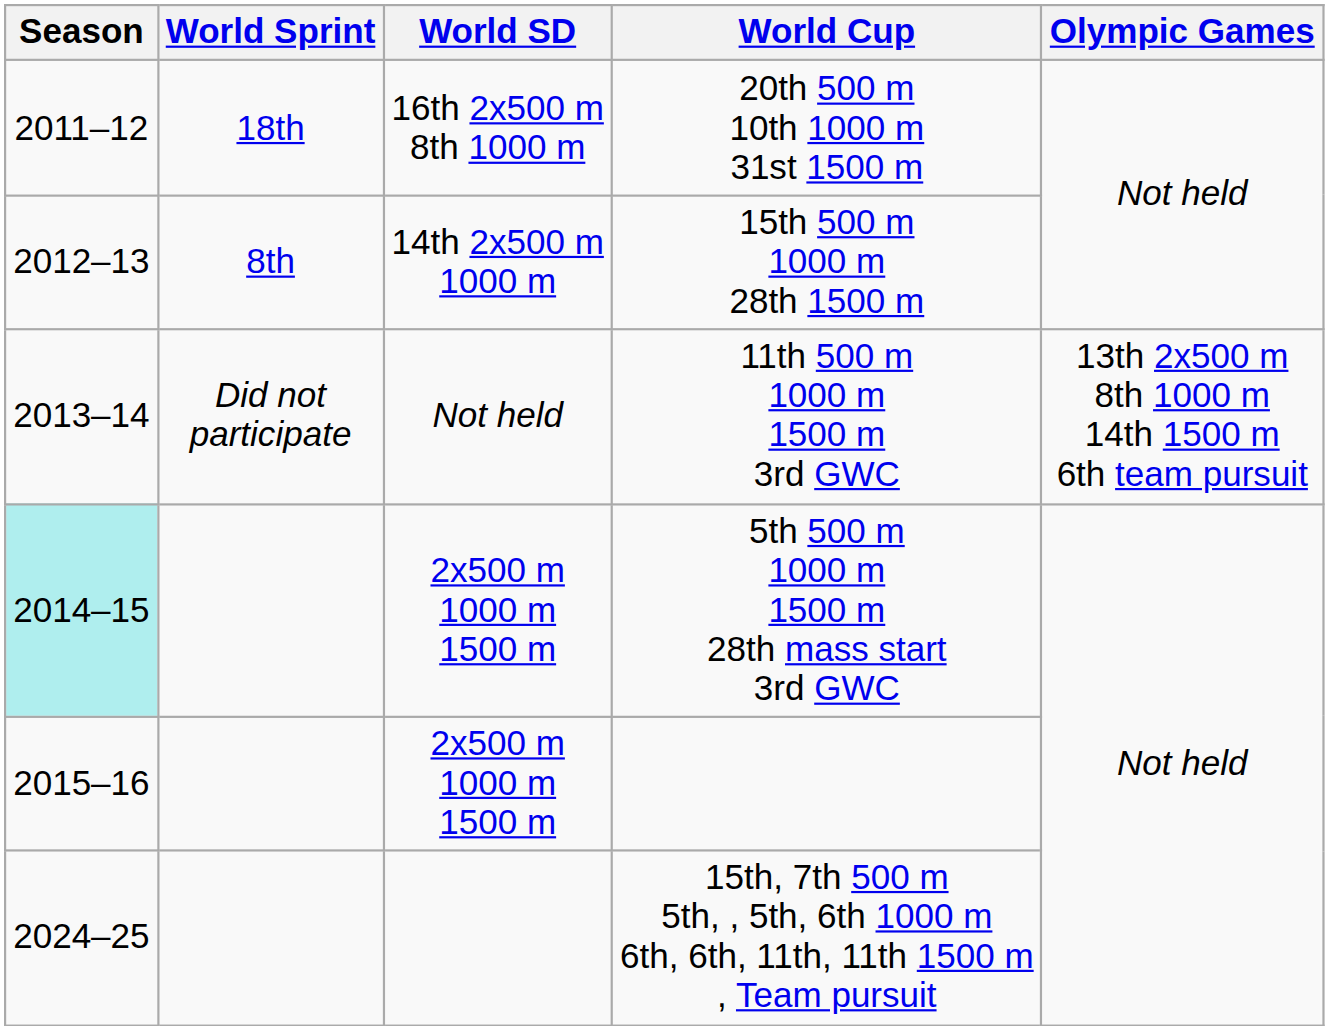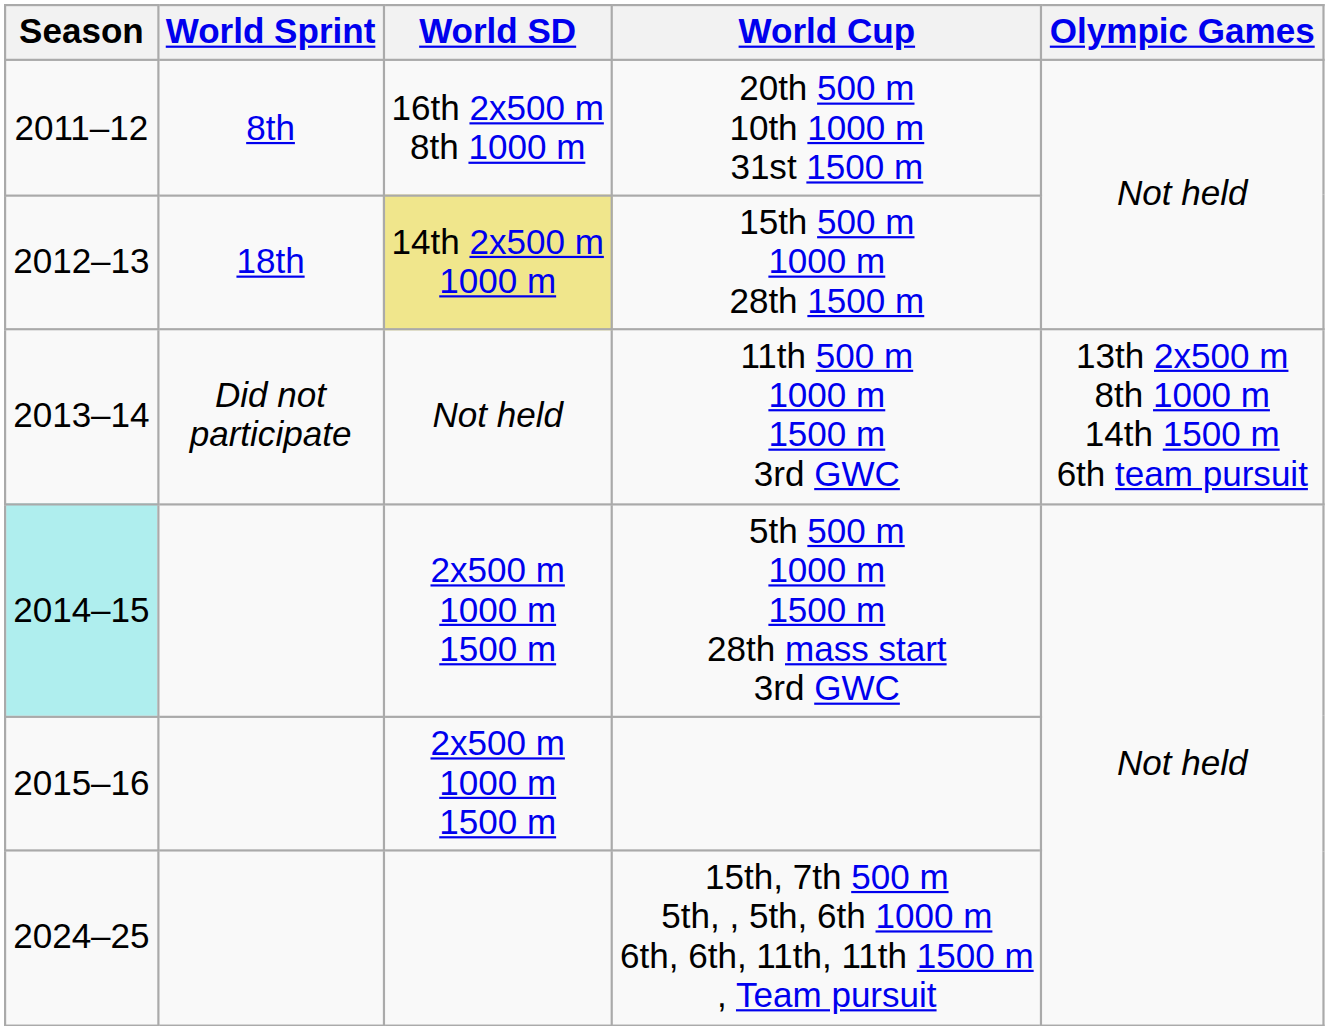(271, 127) 18th -> (271, 127) 8th
(271, 261) 8th -> (271, 261) 18th
(498, 261) no background -> (498, 261) khaki background
